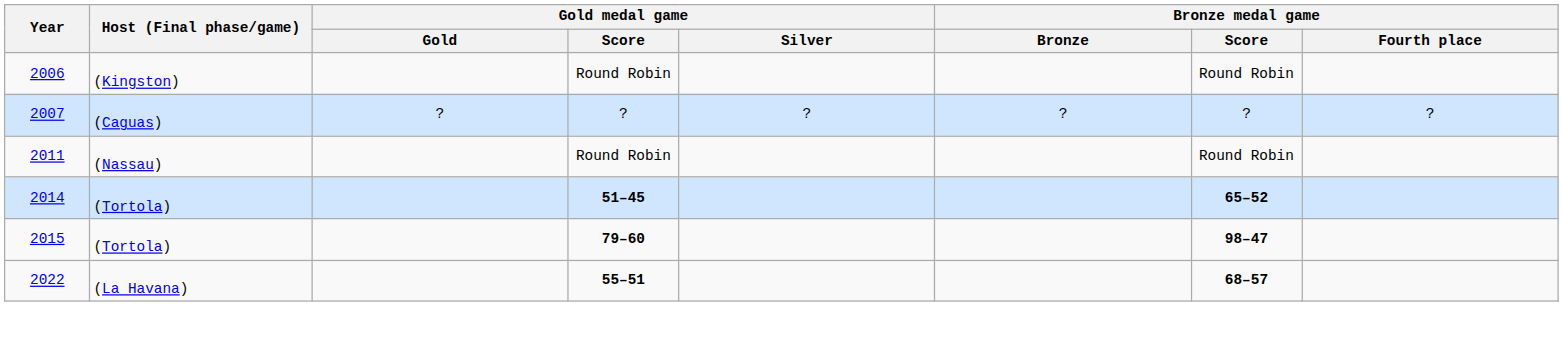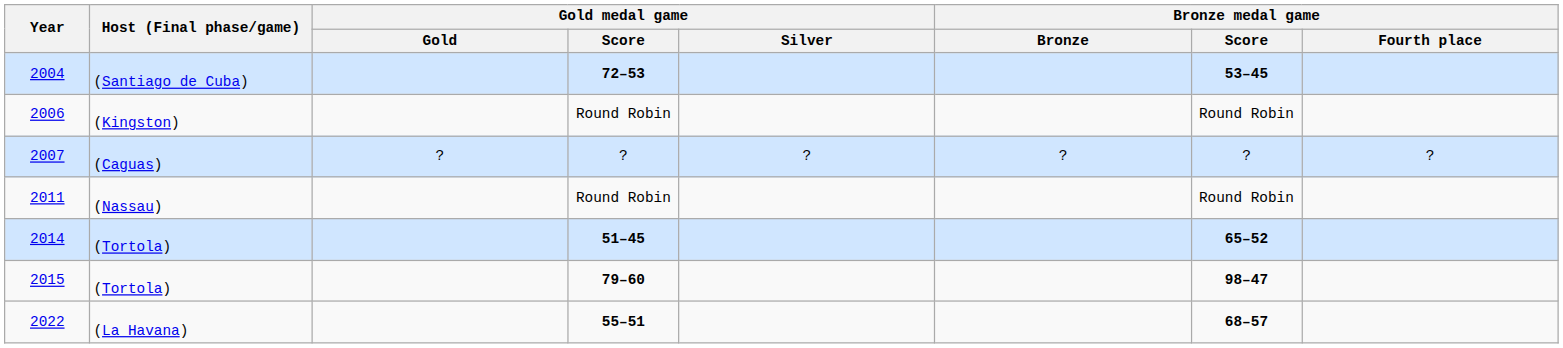+ row: (47, 73)
